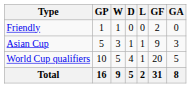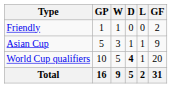- column: (176, 12)
(131, 59) normal -> (131, 59) bold
